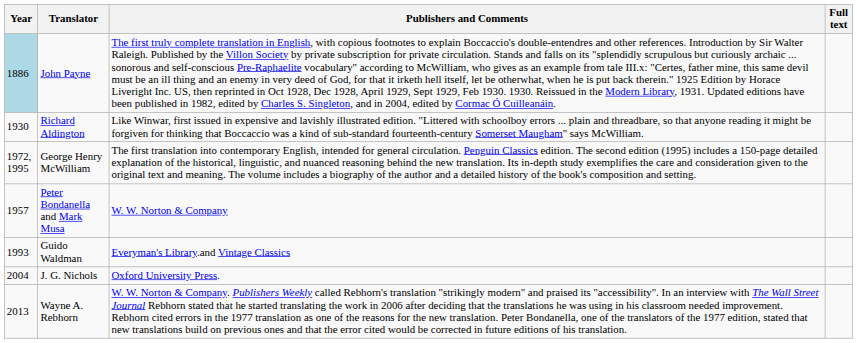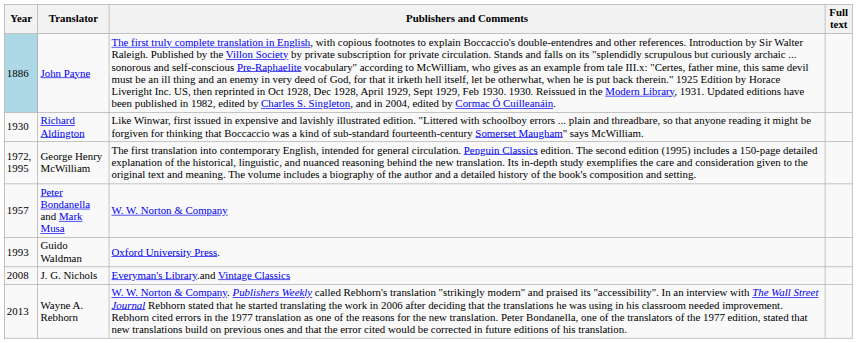(201, 252) Everyman's Library.and Vintage Classics -> (166, 252) Oxford University Press.
(18, 275) 2004 -> (18, 275) 2008
(166, 275) Oxford University Press. -> (201, 275) Everyman's Library.and Vintage Classics
